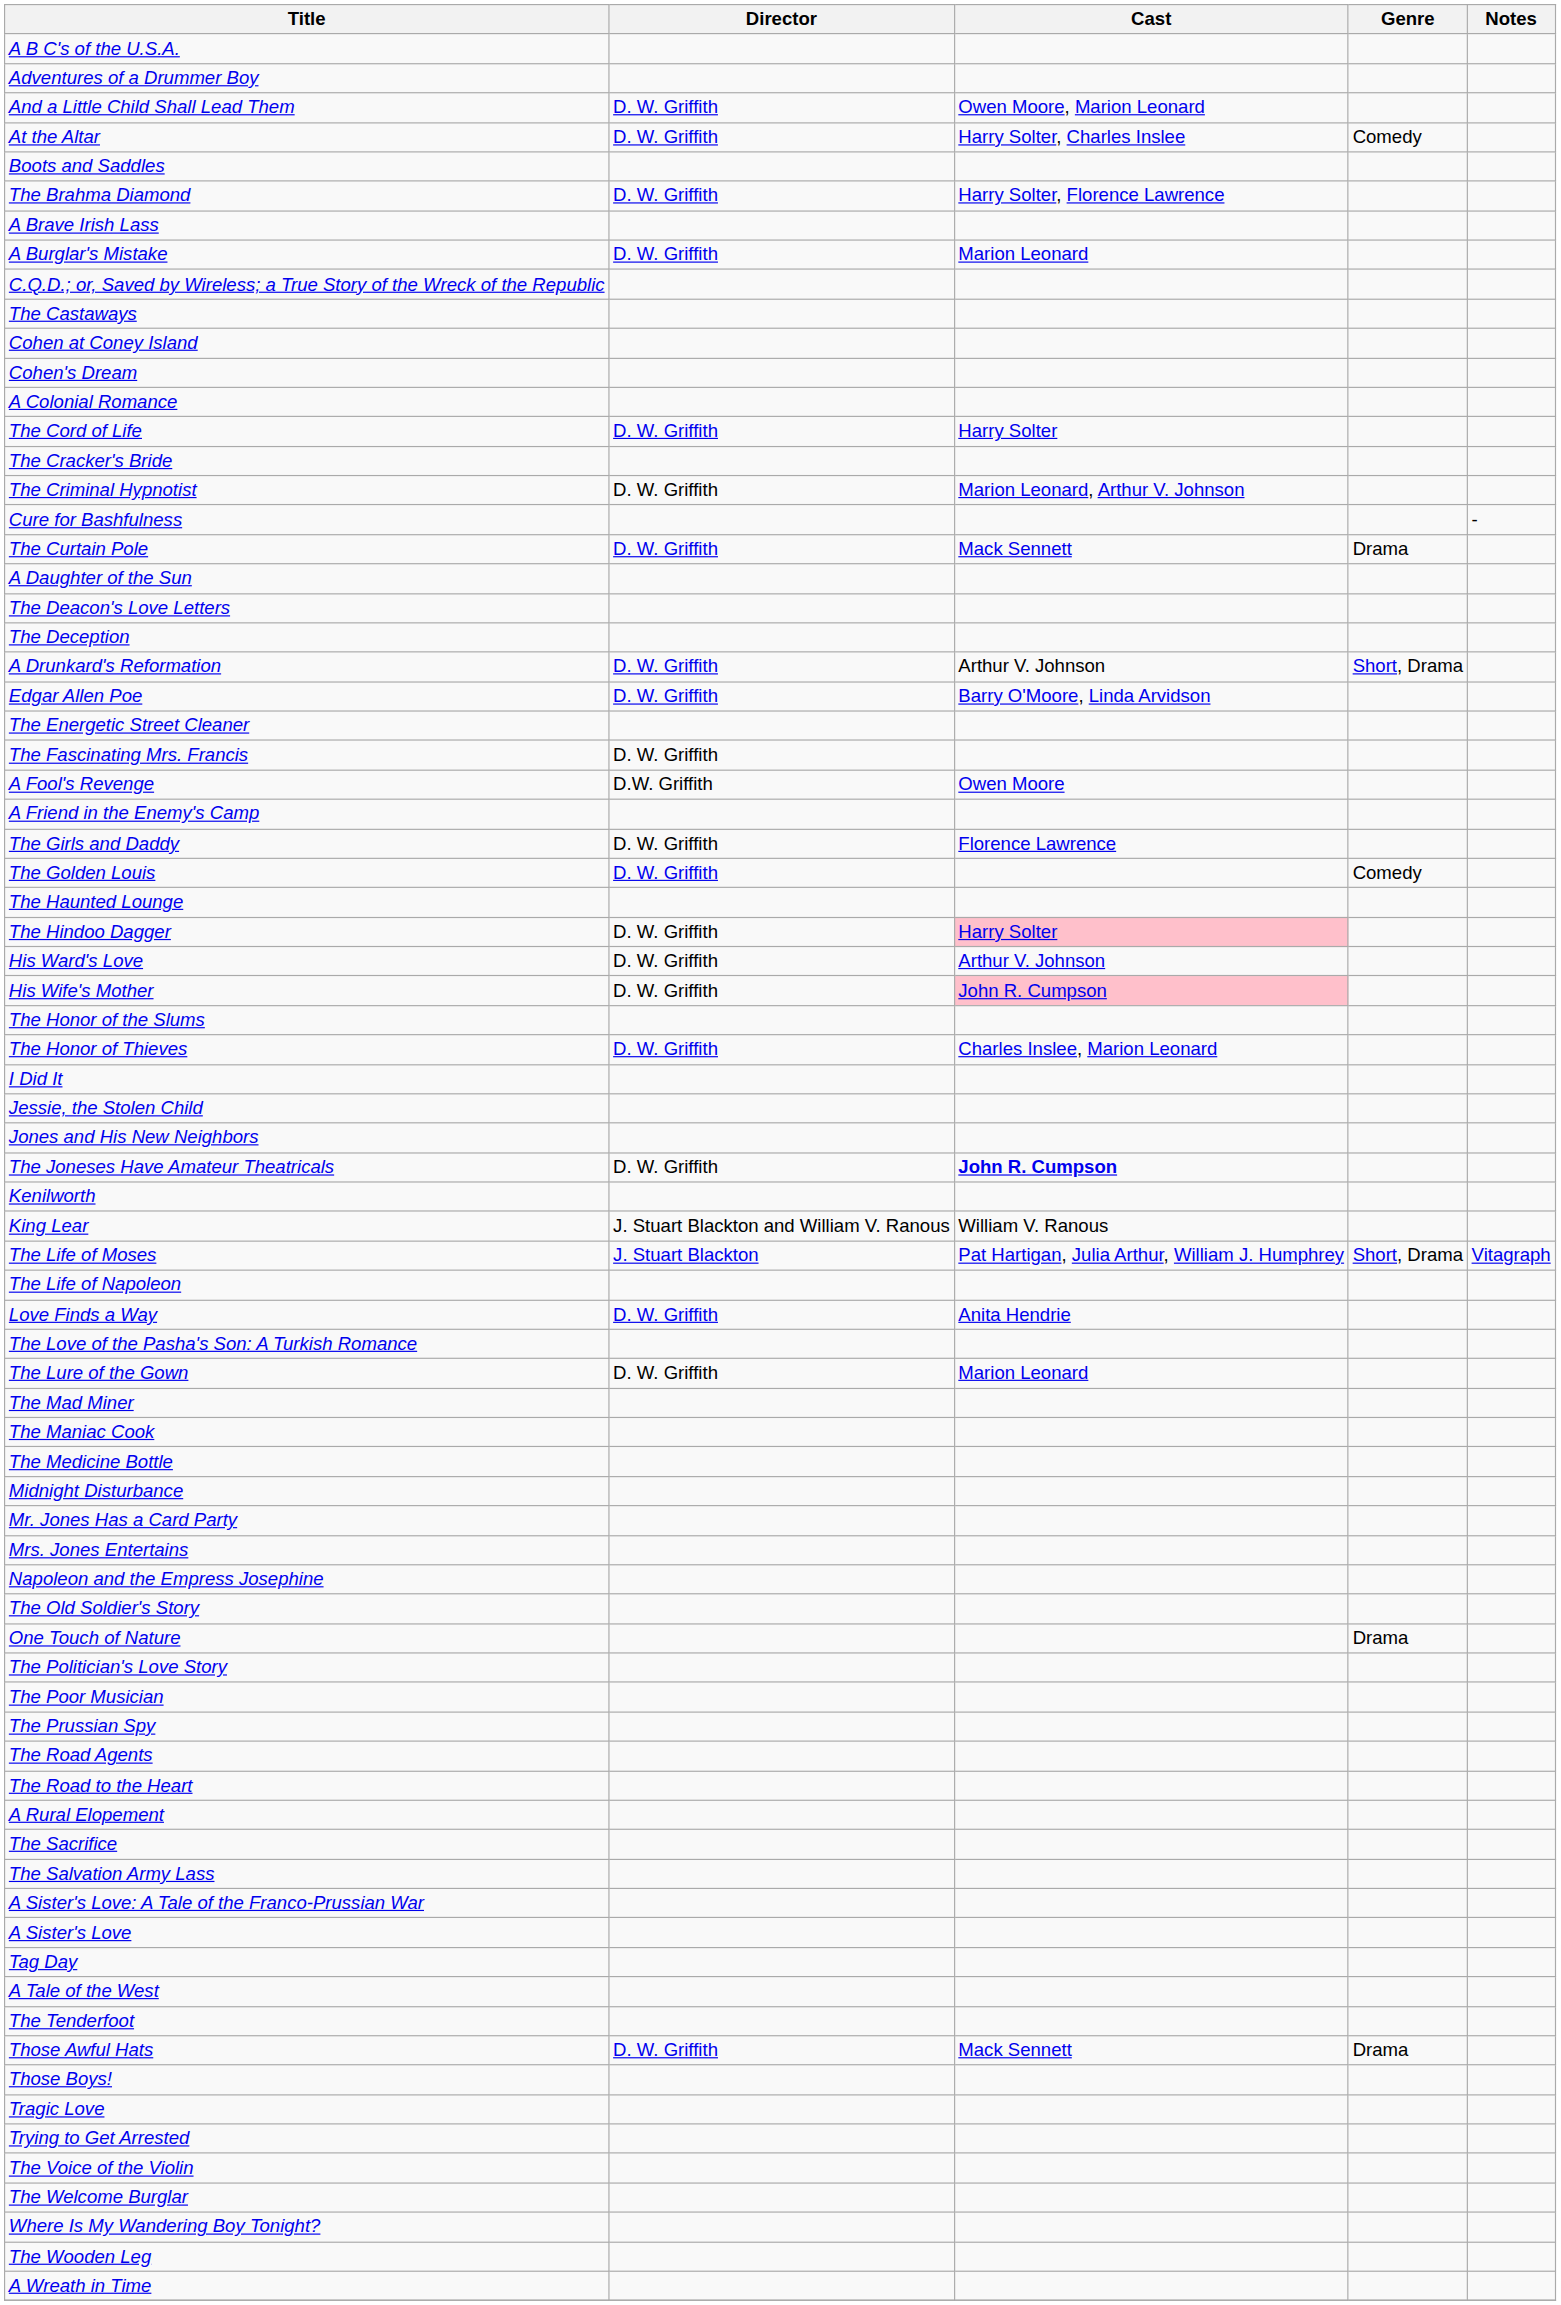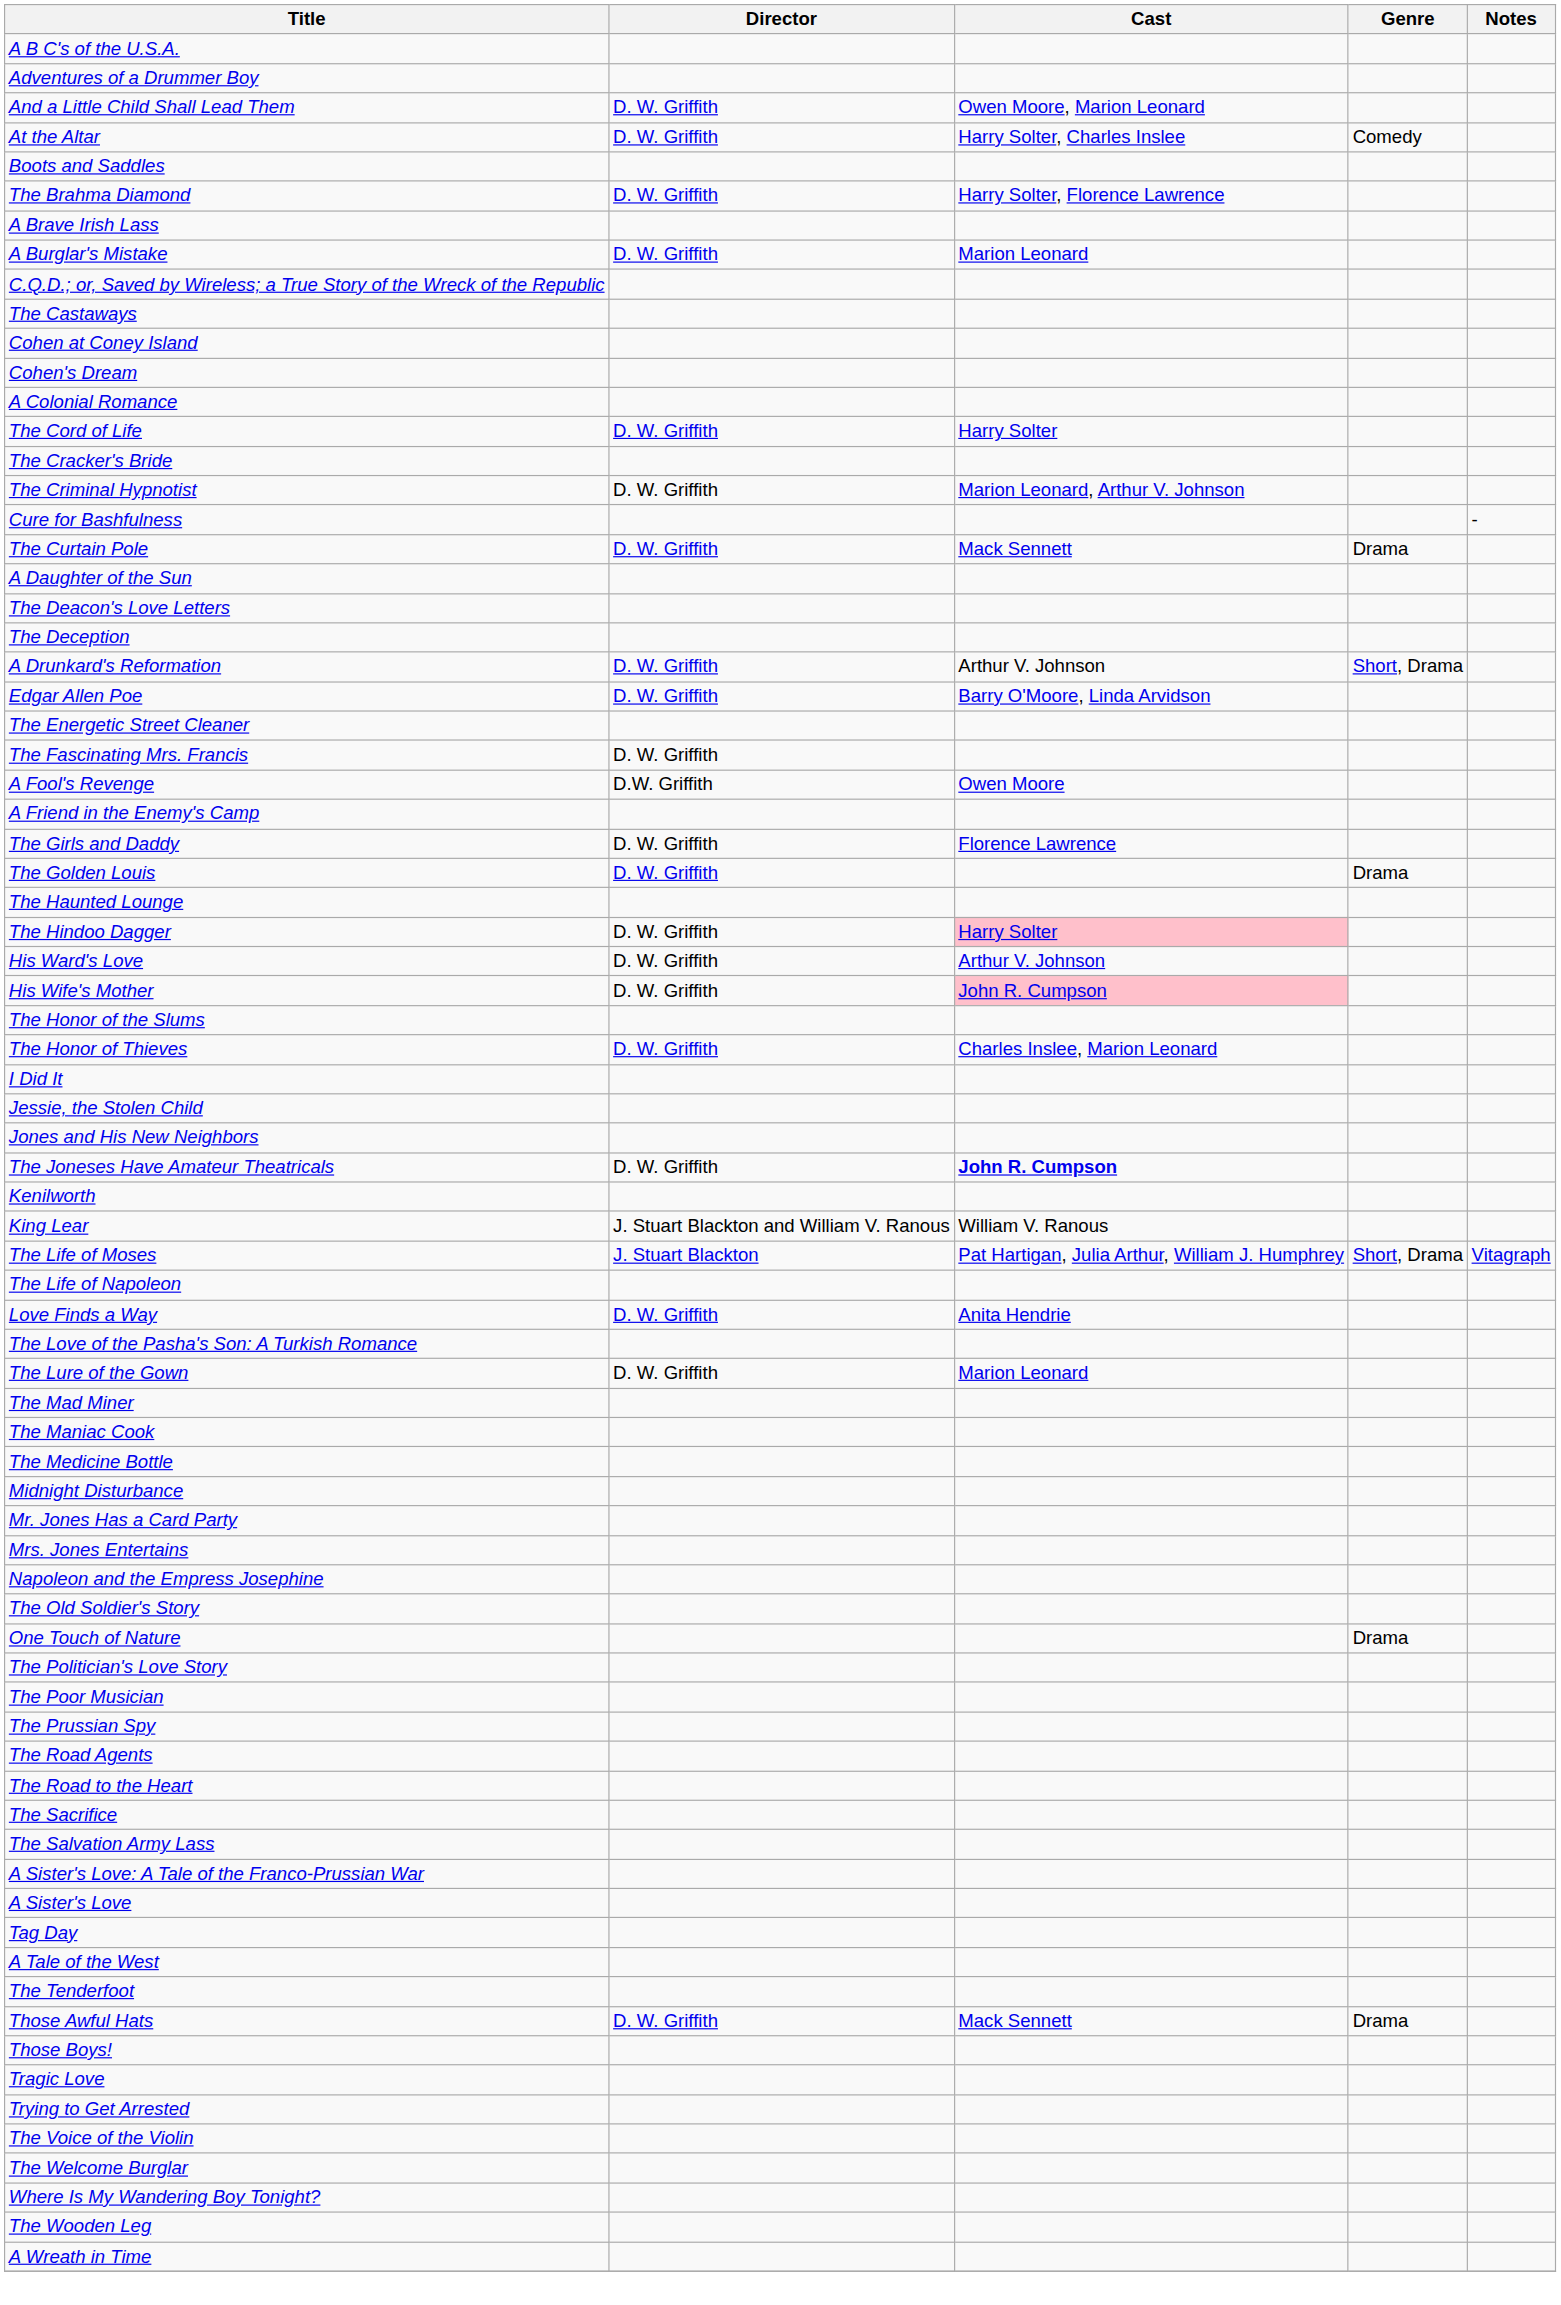(1387, 872) Comedy -> (1380, 872) Drama
- row: (86, 1814)
